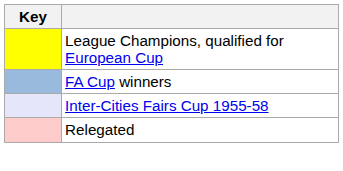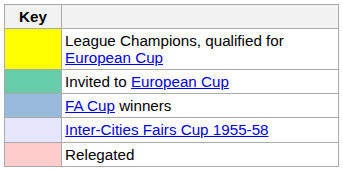+ row: (147, 82)
